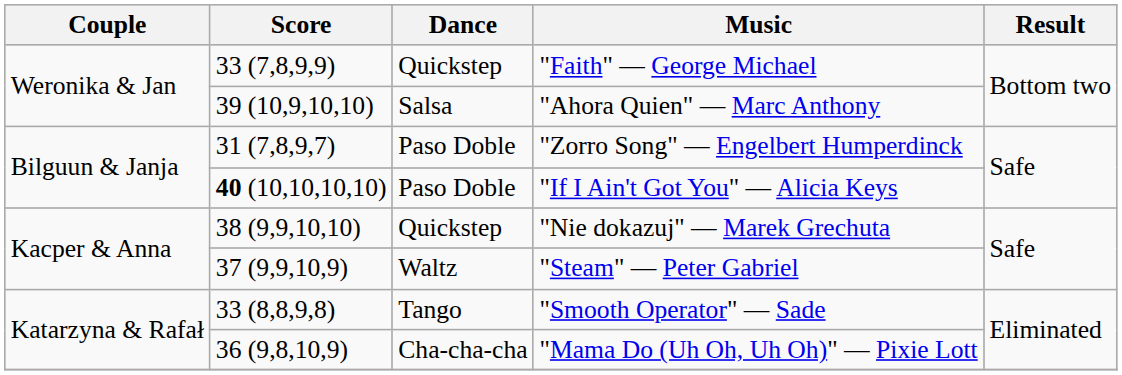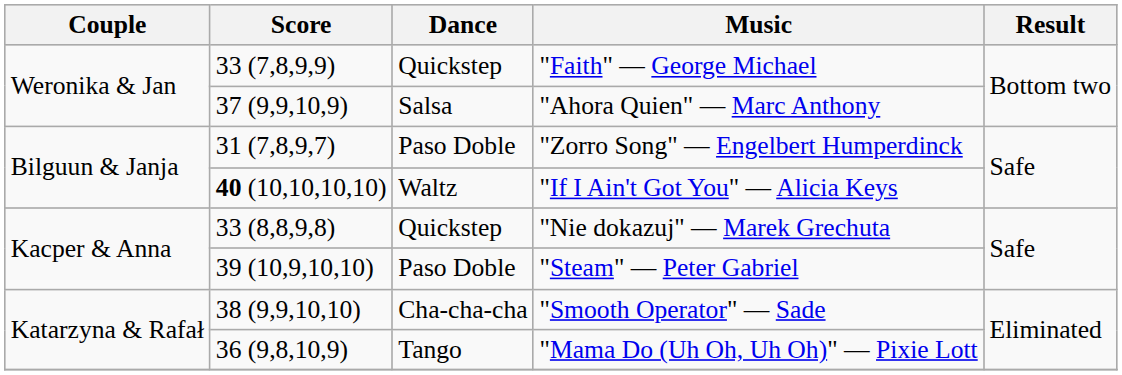(295, 106) 39 (10,9,10,10) -> (282, 106) 37 (9,9,10,9)
(457, 187) Paso Doble -> (428, 187) Waltz
(288, 227) 38 (9,9,10,10) -> (276, 227) 33 (8,8,9,8)
(282, 268) 37 (9,9,10,9) -> (295, 268) 39 (10,9,10,10)
(428, 268) Waltz -> (457, 268) Paso Doble
(276, 308) 33 (8,8,9,8) -> (288, 308) 38 (9,9,10,10)
(430, 308) Tango -> (463, 308) Cha-cha-cha
(463, 349) Cha-cha-cha -> (430, 349) Tango
